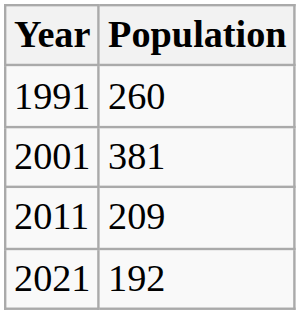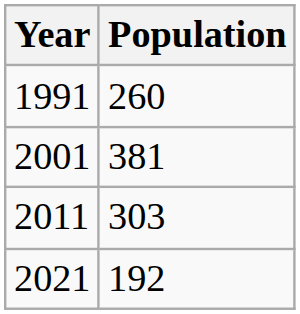(137, 216) 209 -> (137, 216) 303
